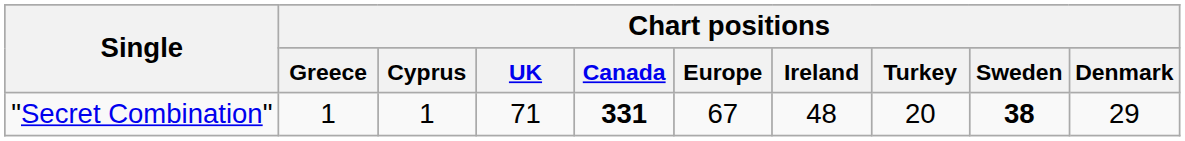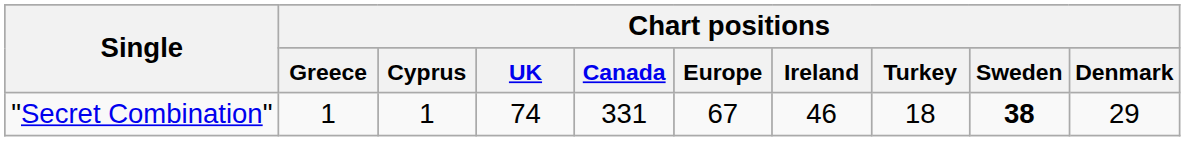(525, 113) 71 -> (525, 113) 74
(624, 113) bold -> (624, 113) normal
(822, 113) 48 -> (822, 113) 46
(920, 113) 20 -> (920, 113) 18
